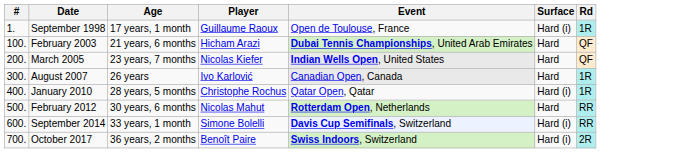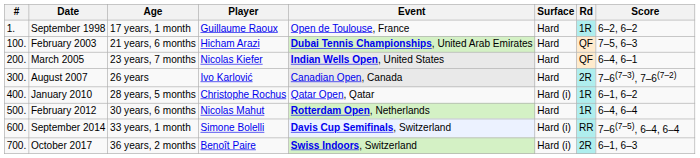+ column: (645, 12)
(554, 28) Hard (i) -> (548, 28) Hard
(585, 76) 1R -> (585, 77) 2R
(586, 108) RR -> (585, 111) 1R
